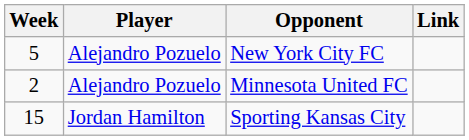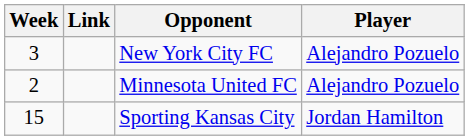columns swapped: (144, 20) <-> (438, 20)
(34, 53) 5 -> (34, 53) 3
